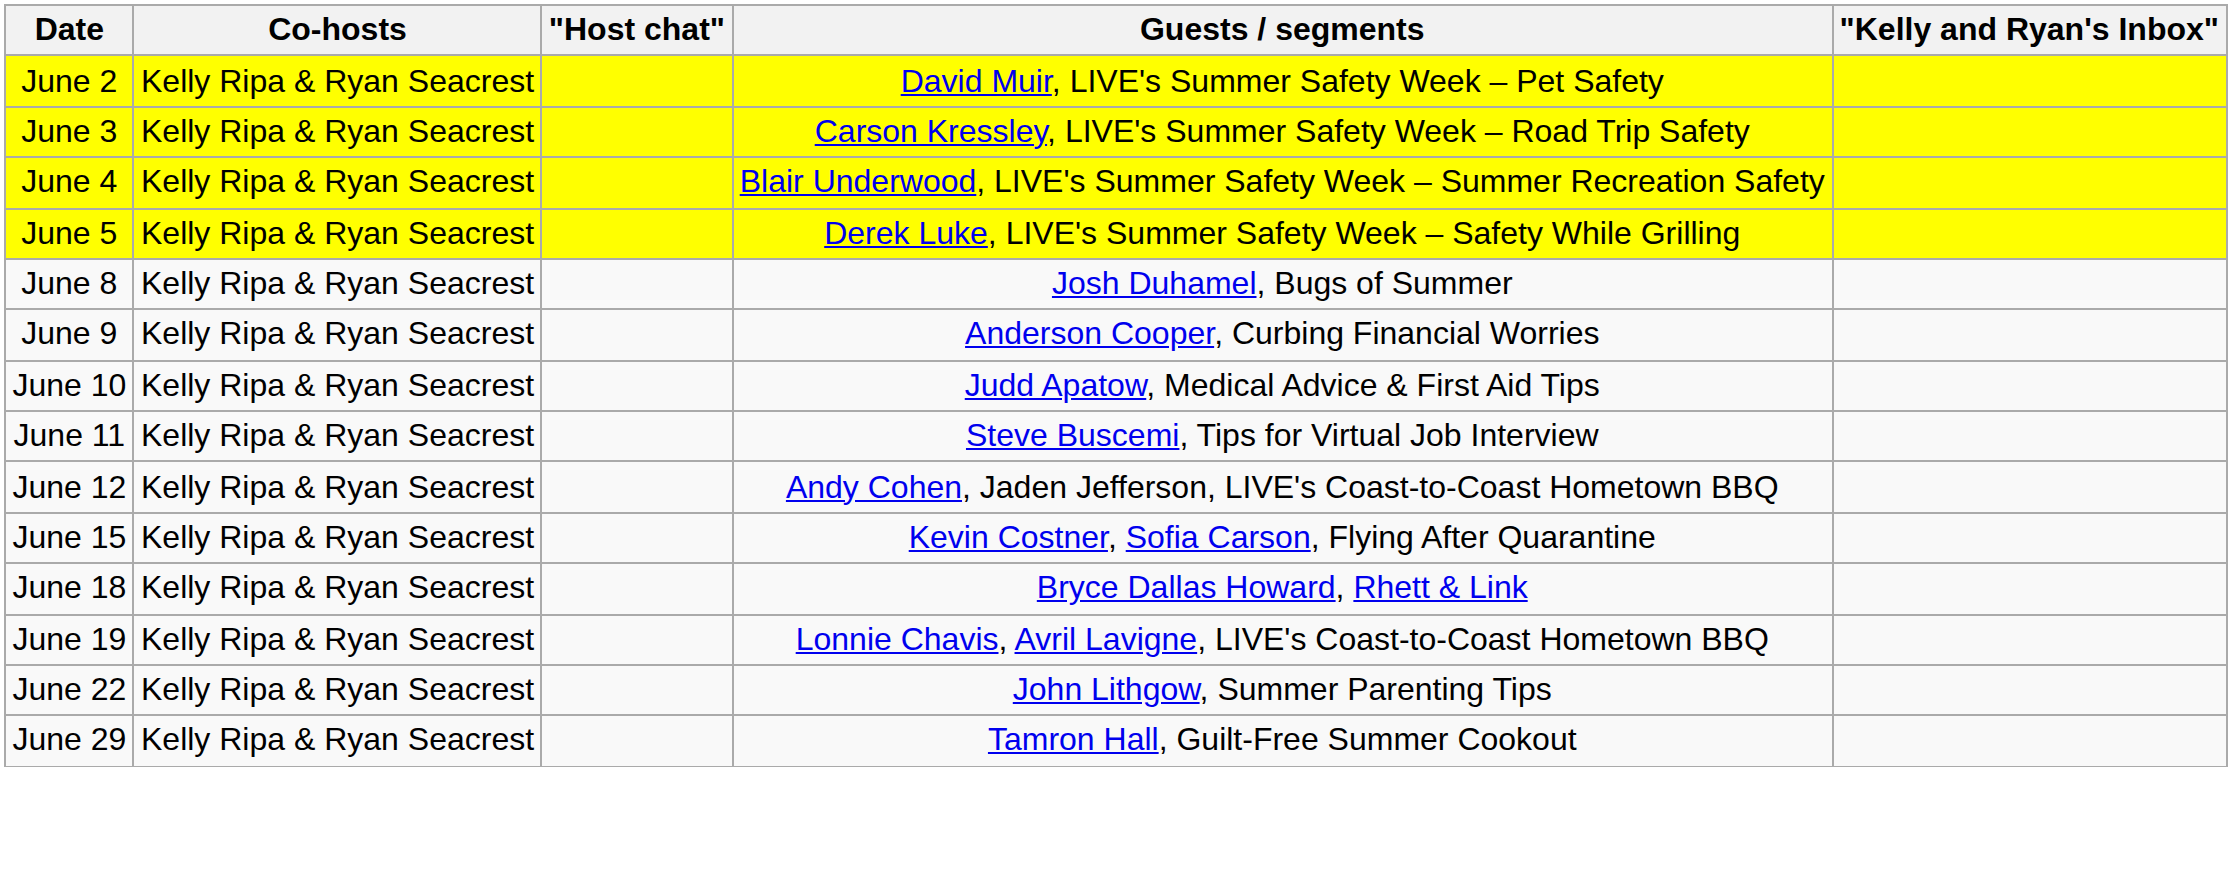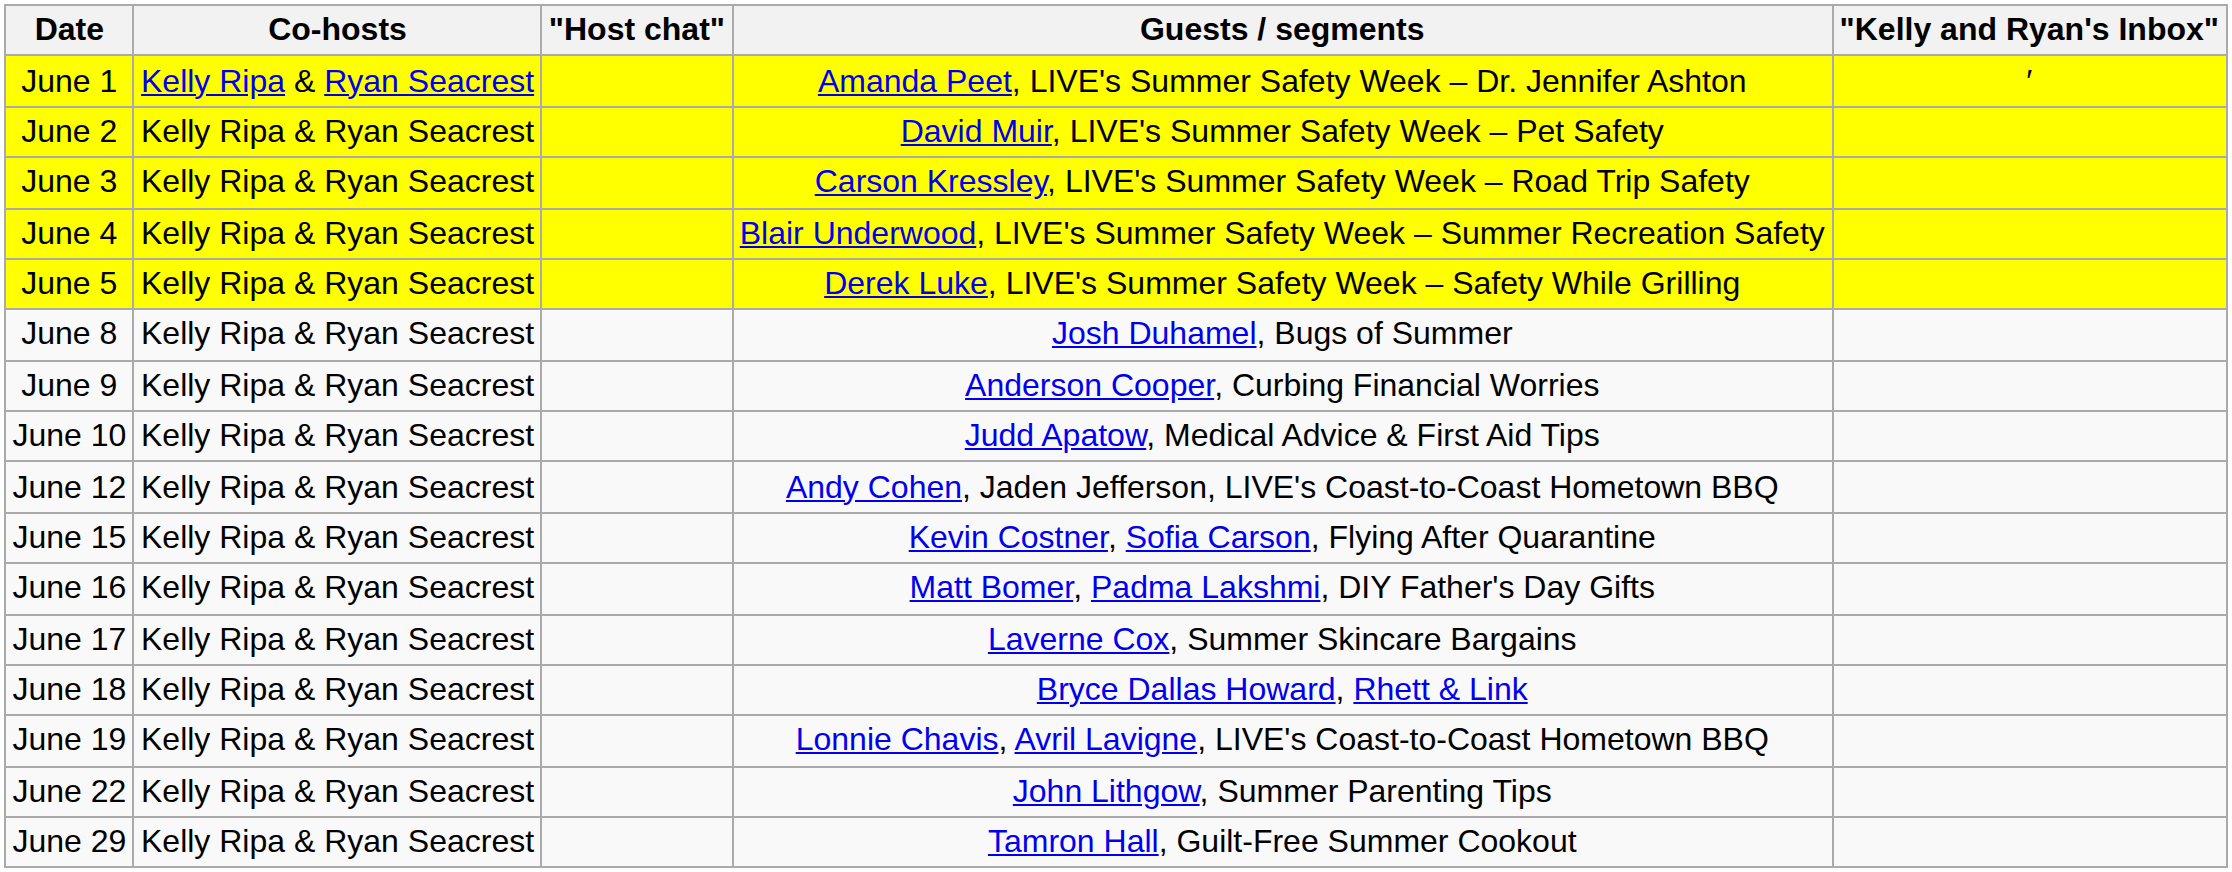+ row: (69, 80)
- row: (69, 435)
+ row: (69, 588)
+ row: (69, 638)
